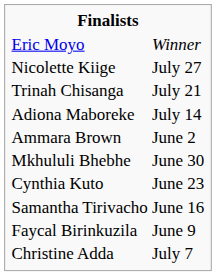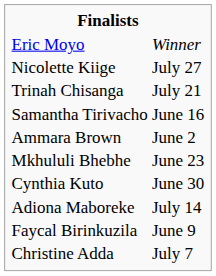rows swapped: (73, 114) <-> (80, 207)
(178, 161) June 30 -> (178, 161) June 23
(178, 184) June 23 -> (178, 184) June 30
